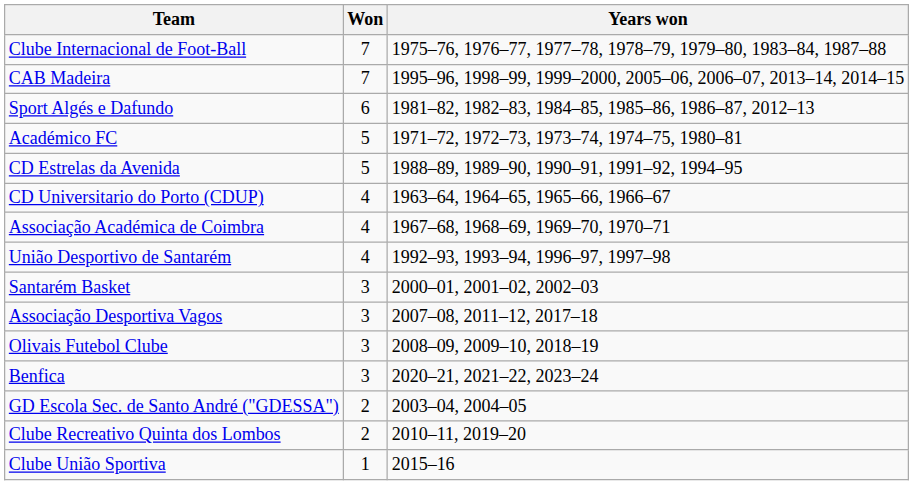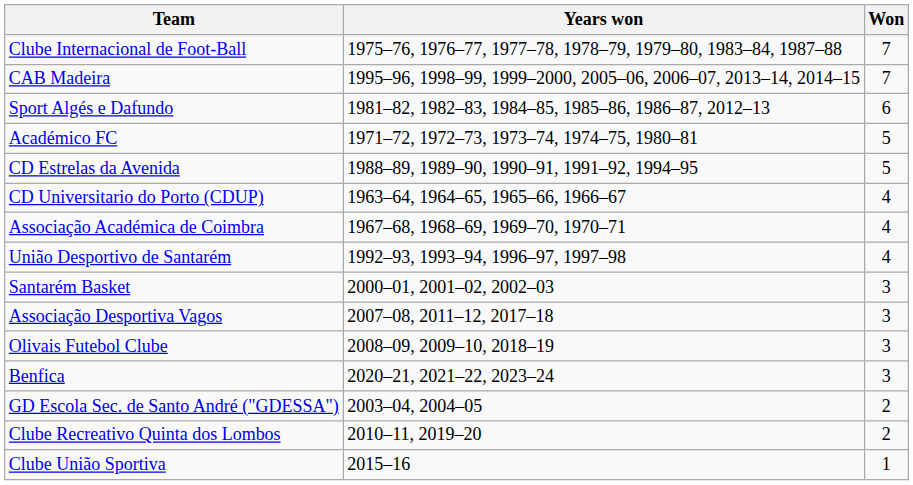columns swapped: (365, 19) <-> (648, 19)
